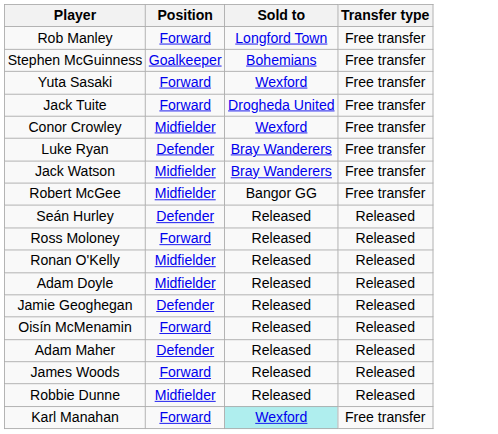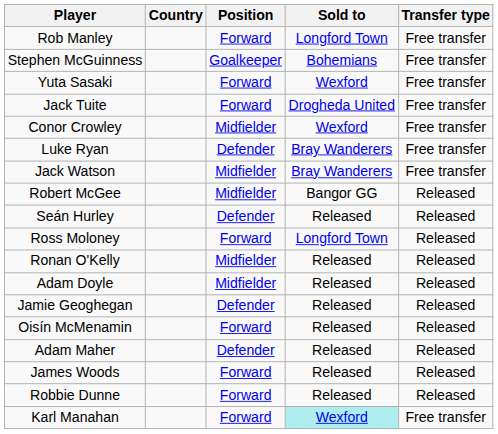+ column: (176, 15)
(385, 194) Free transfer -> (446, 194) Released
(281, 238) Released -> (342, 238) Longford Town
(185, 395) Midfielder -> (246, 395) Forward
